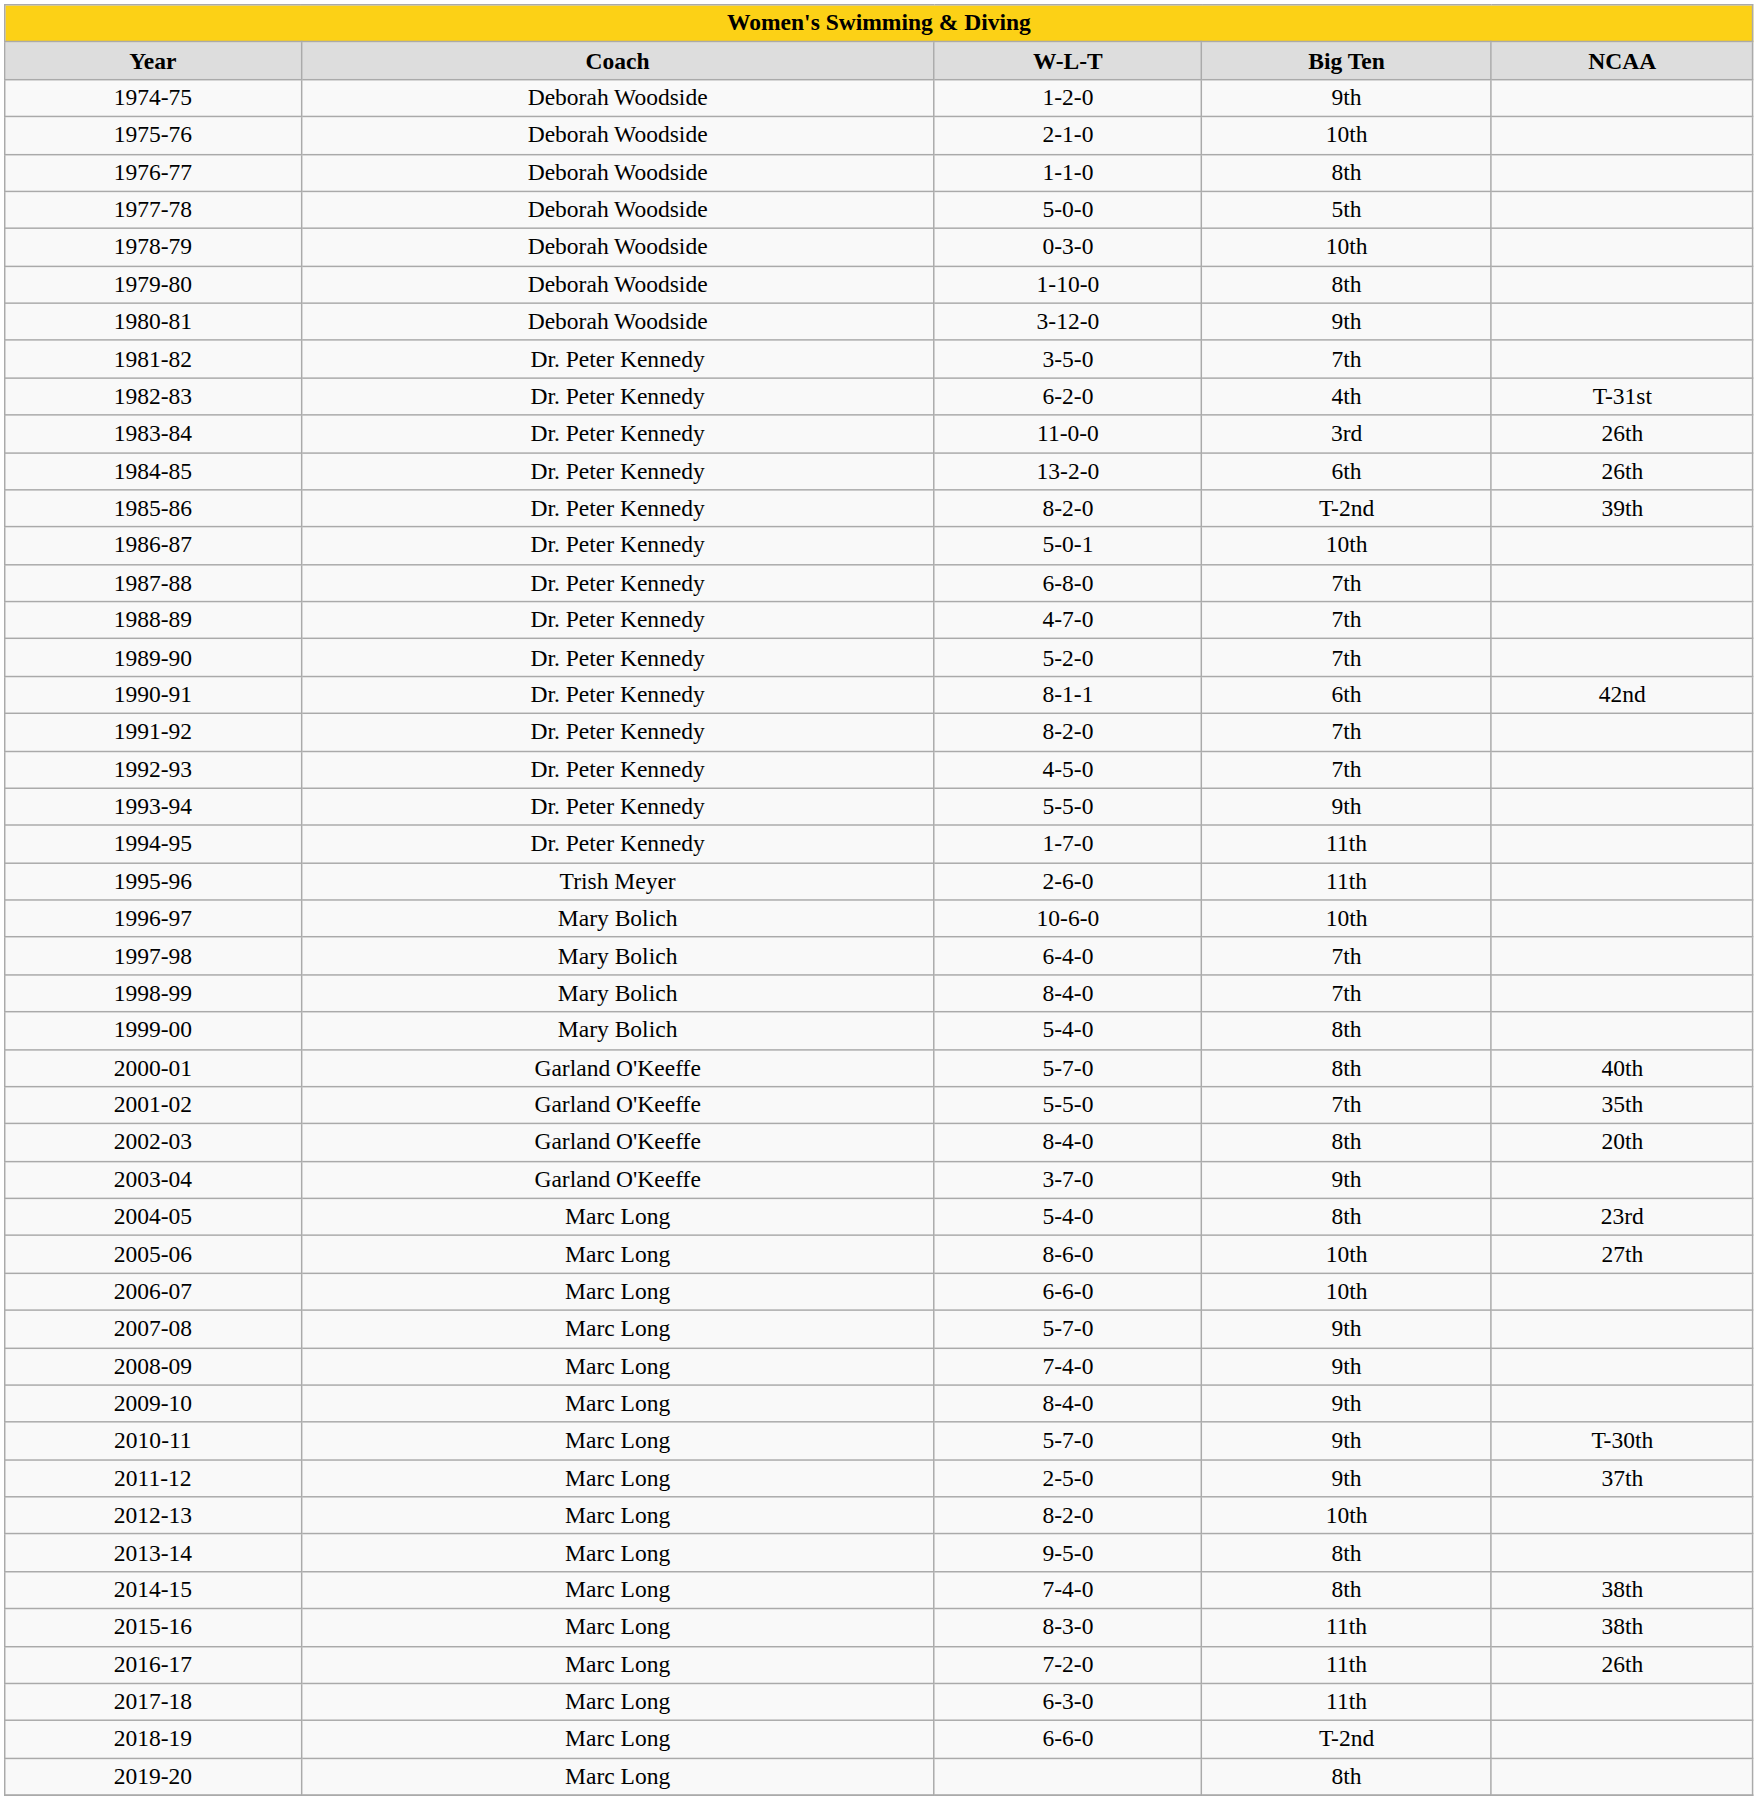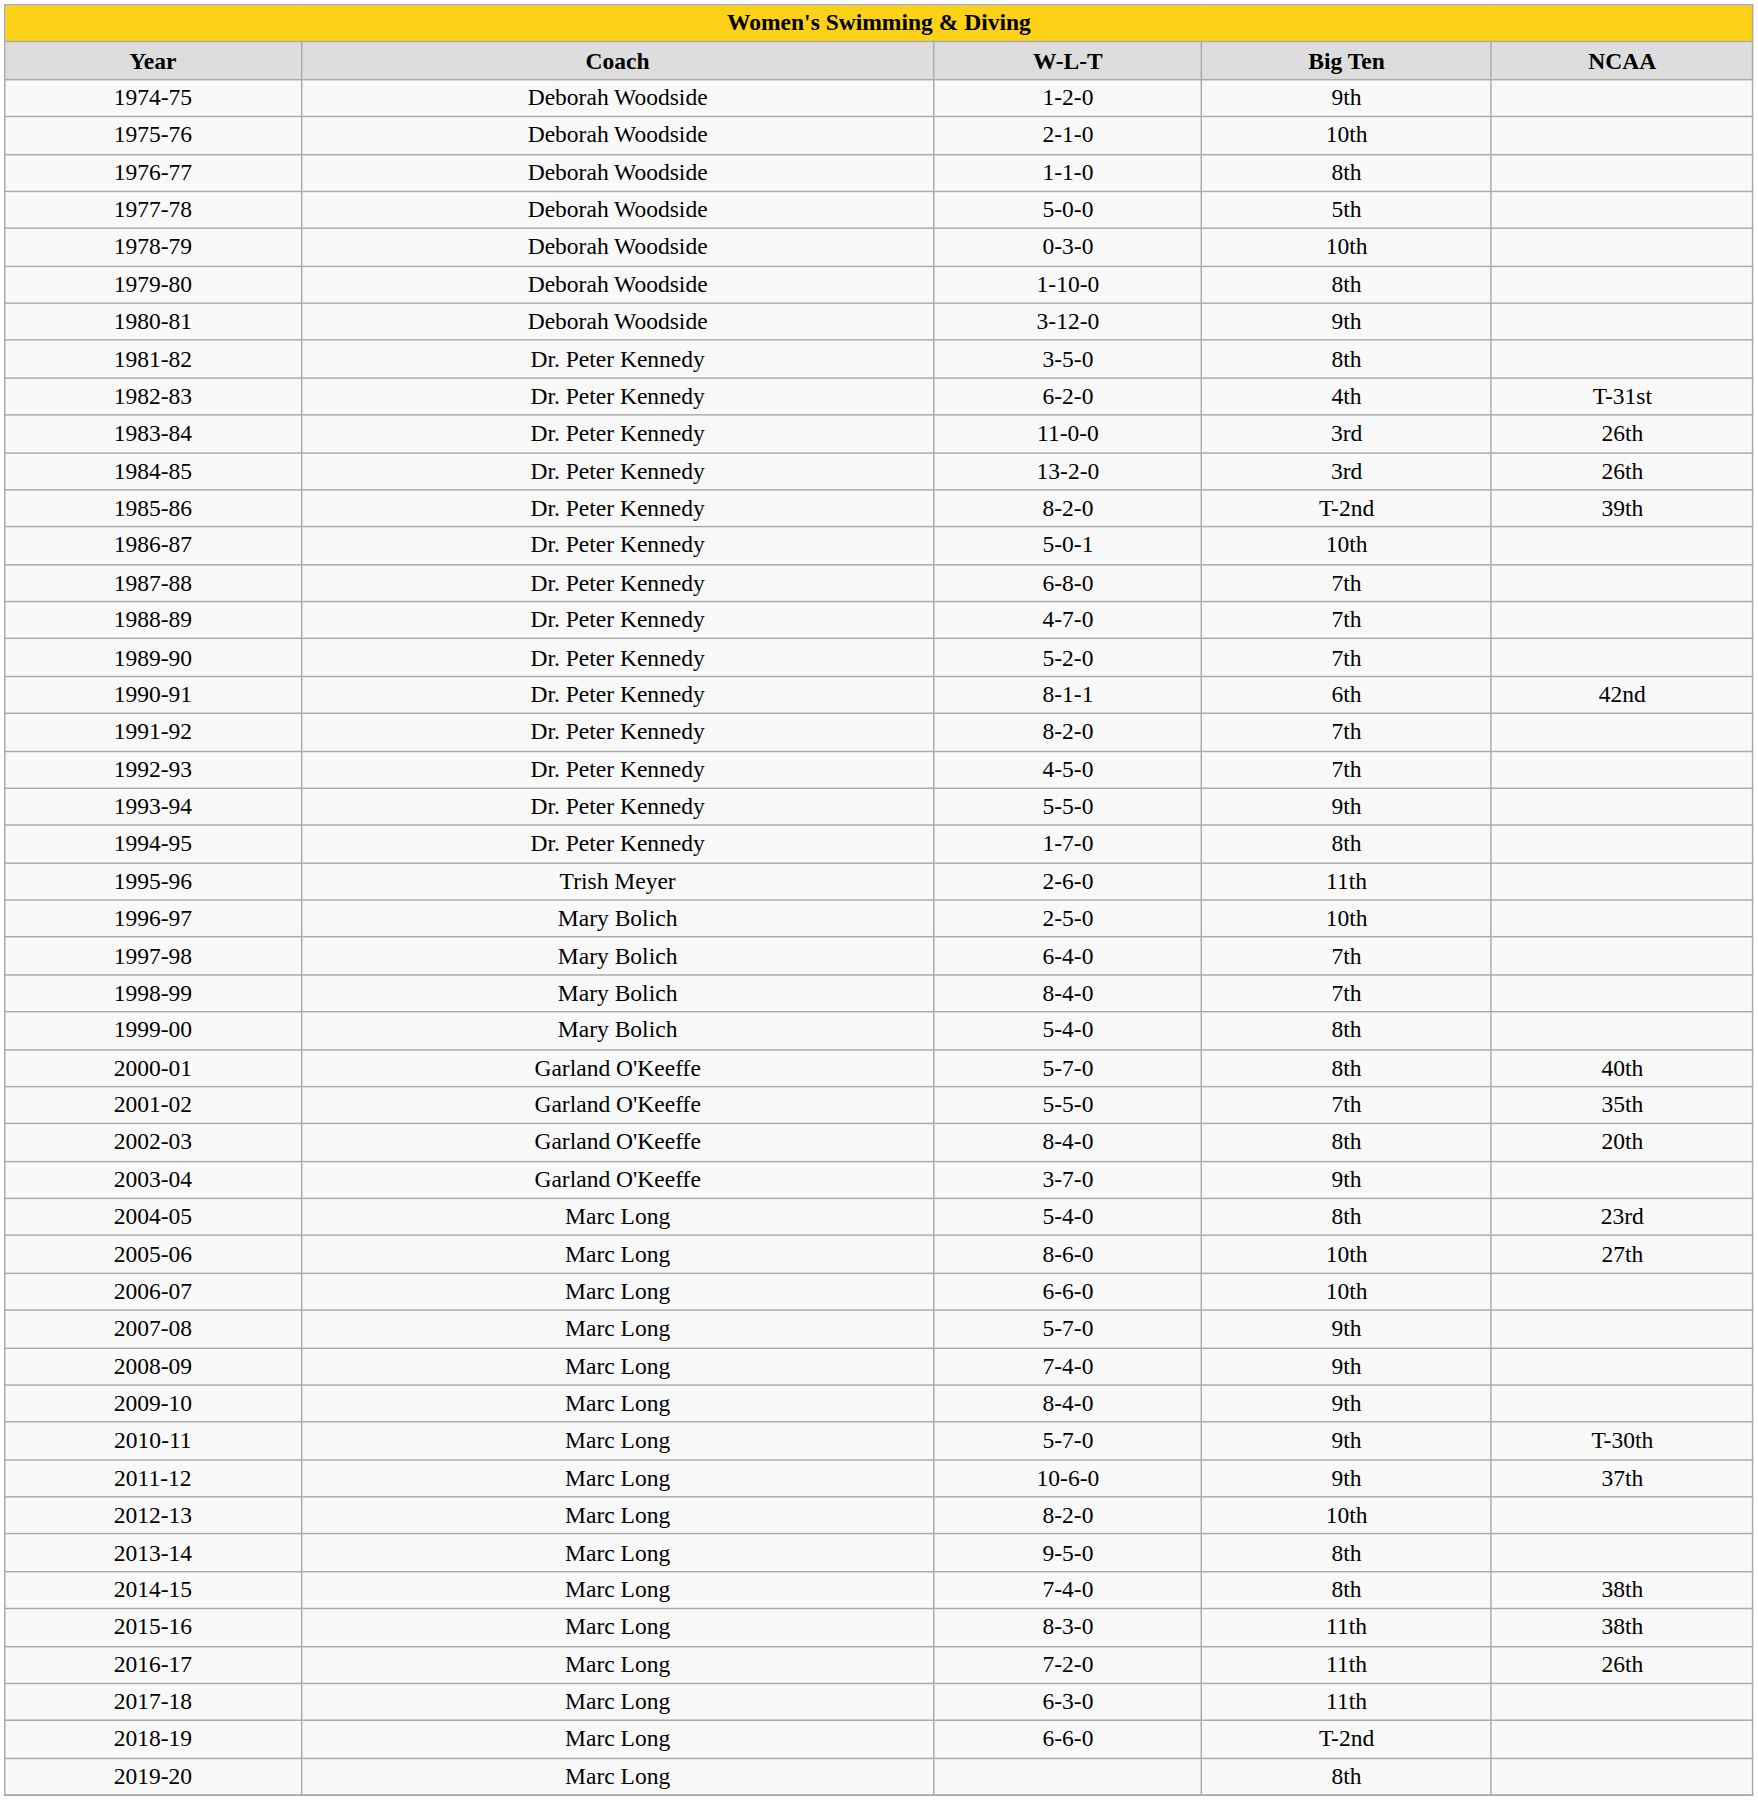(1347, 358) 7th -> (1347, 358) 8th
(1347, 470) 6th -> (1347, 470) 3rd
(1347, 843) 11th -> (1347, 843) 8th
(1068, 918) 10-6-0 -> (1068, 918) 2-5-0
(1068, 1477) 2-5-0 -> (1068, 1477) 10-6-0
